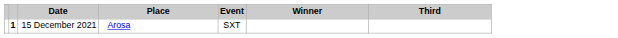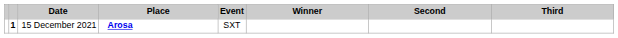+ column: (430, 11)
(115, 25) normal -> (117, 25) bold
